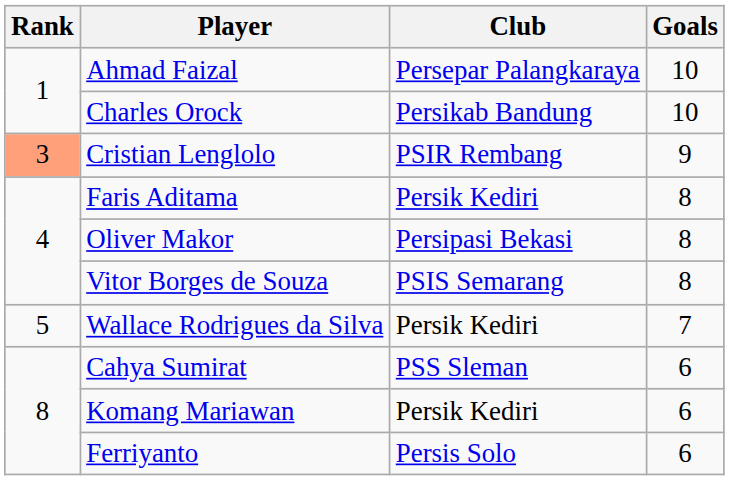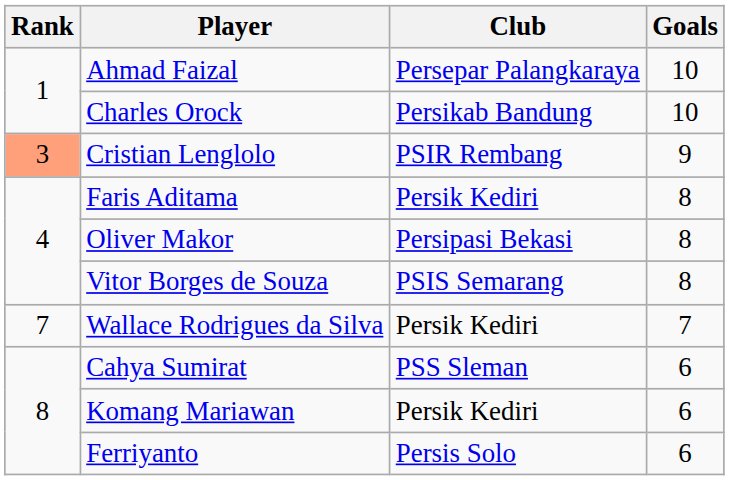(42, 325) 5 -> (42, 325) 7
